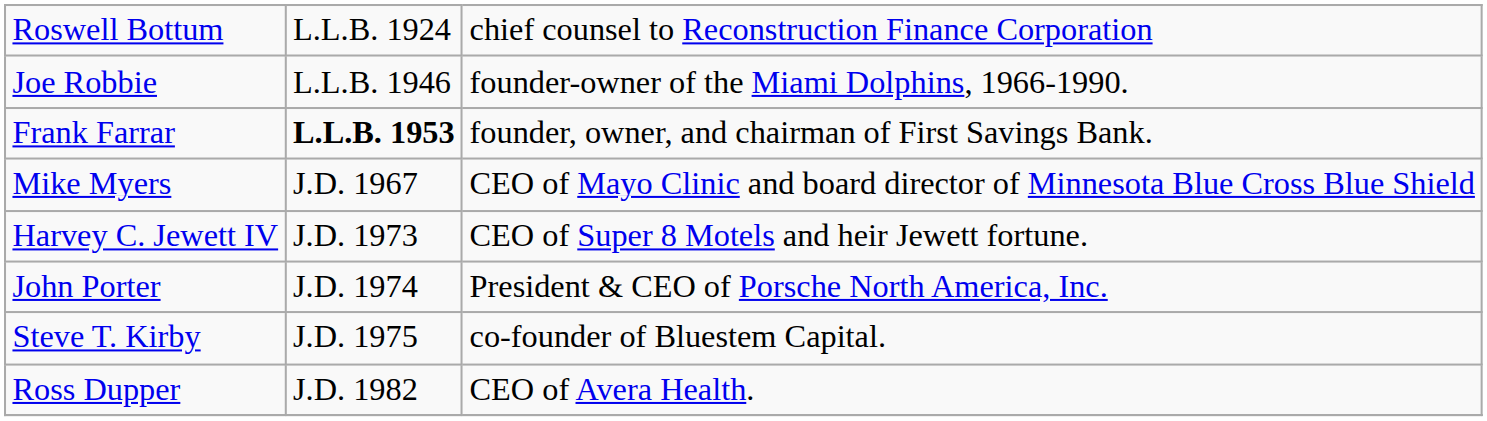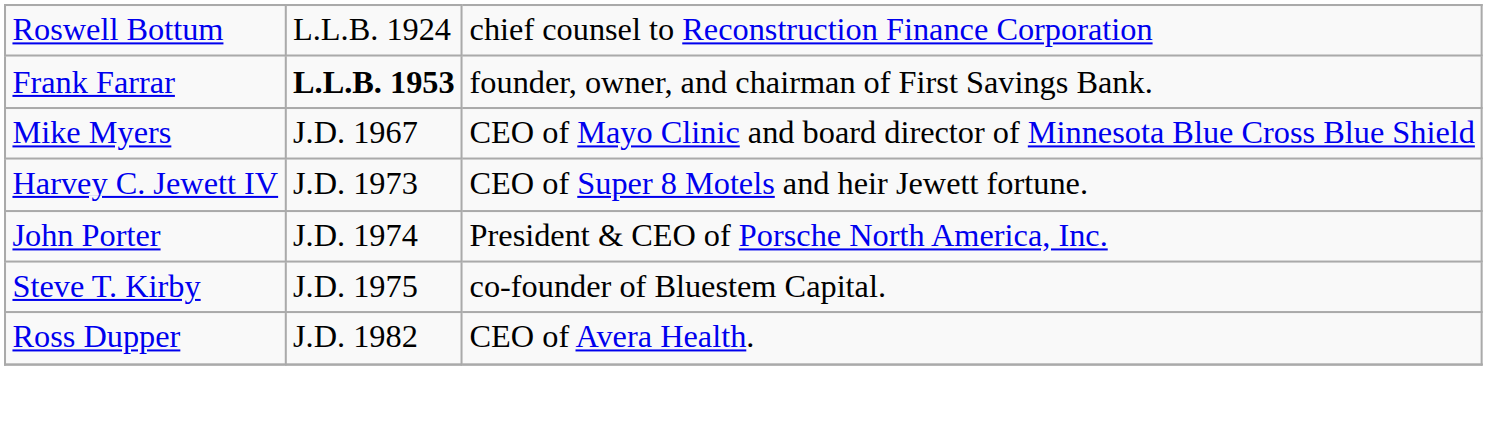- row: (85, 81)
